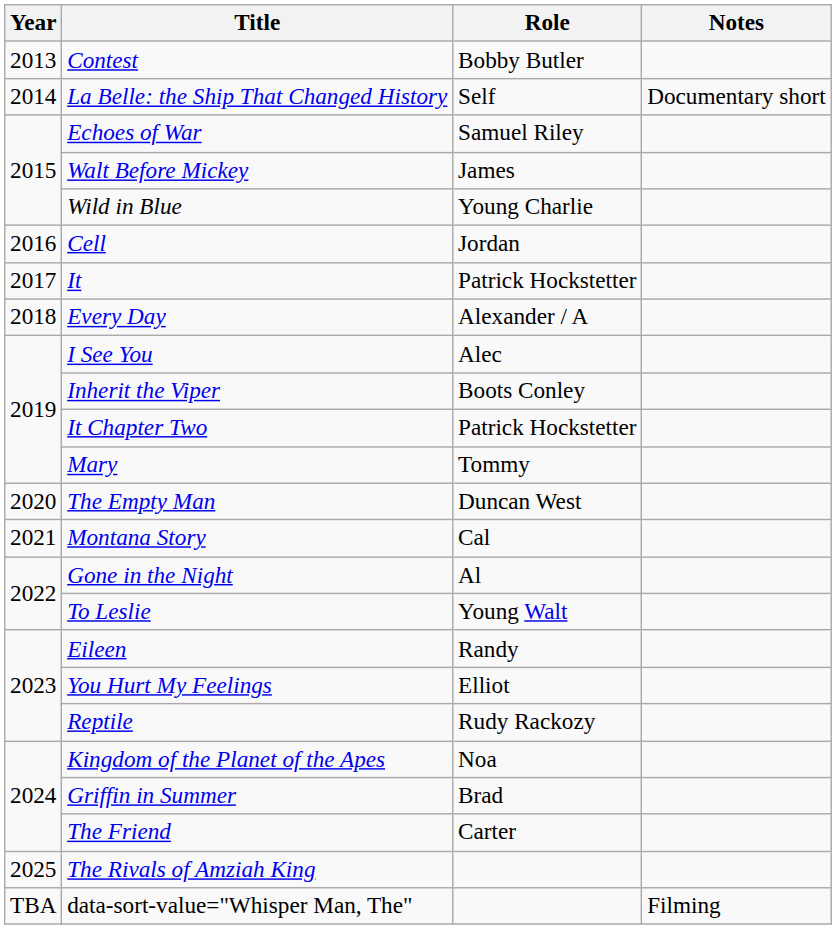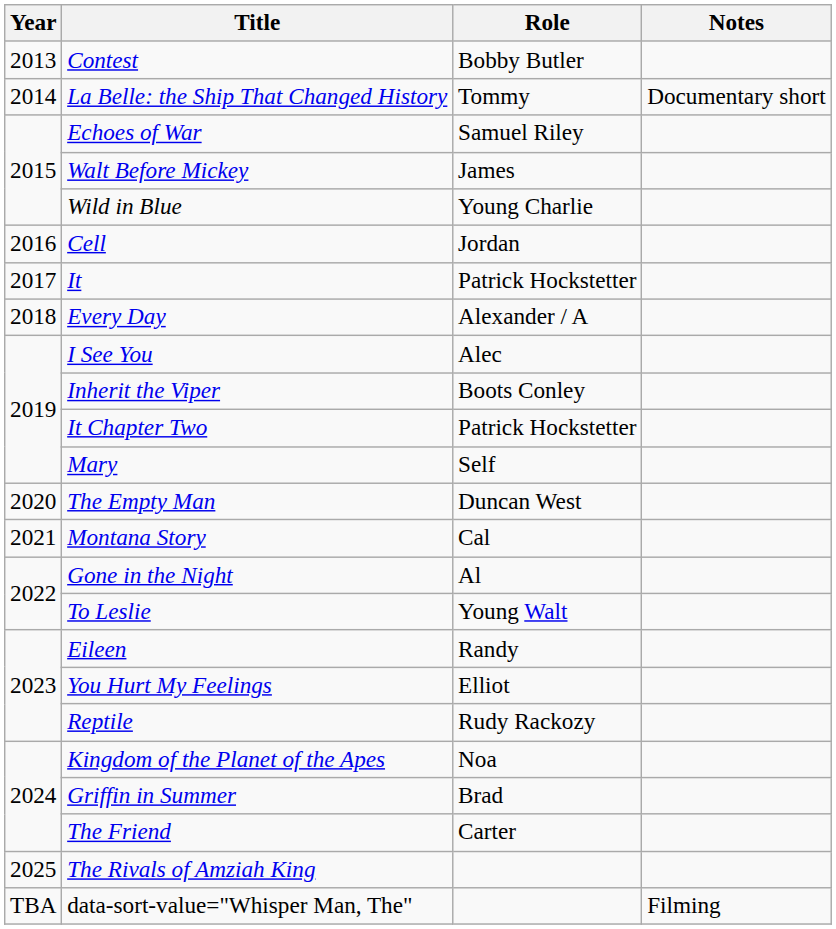(477, 96) Self -> (494, 96) Tommy
(494, 464) Tommy -> (477, 464) Self
